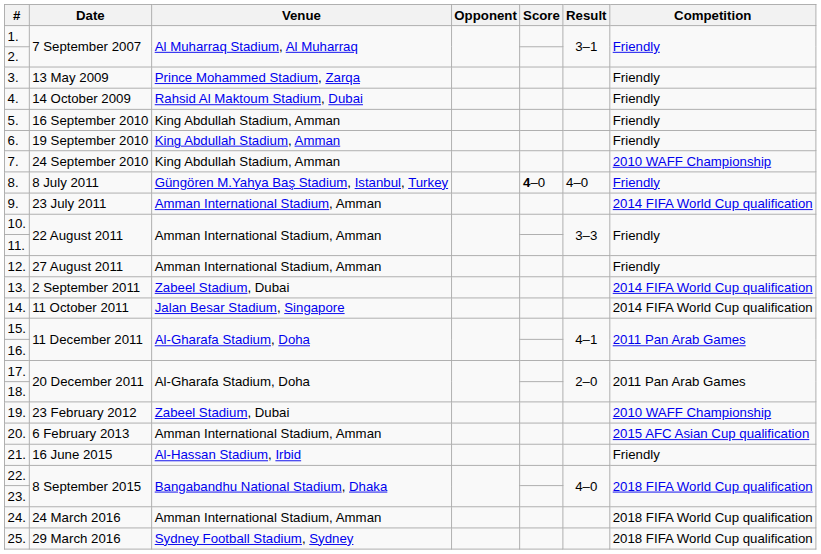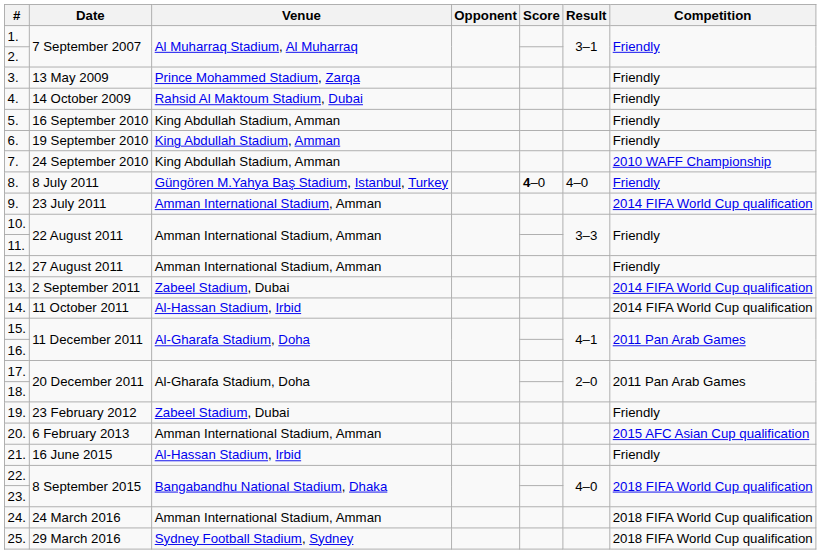(250, 308) Jalan Besar Stadium, Singapore -> (228, 308) Al-Hassan Stadium, Irbid
(692, 413) 2010 WAFF Championship -> (636, 413) Friendly
